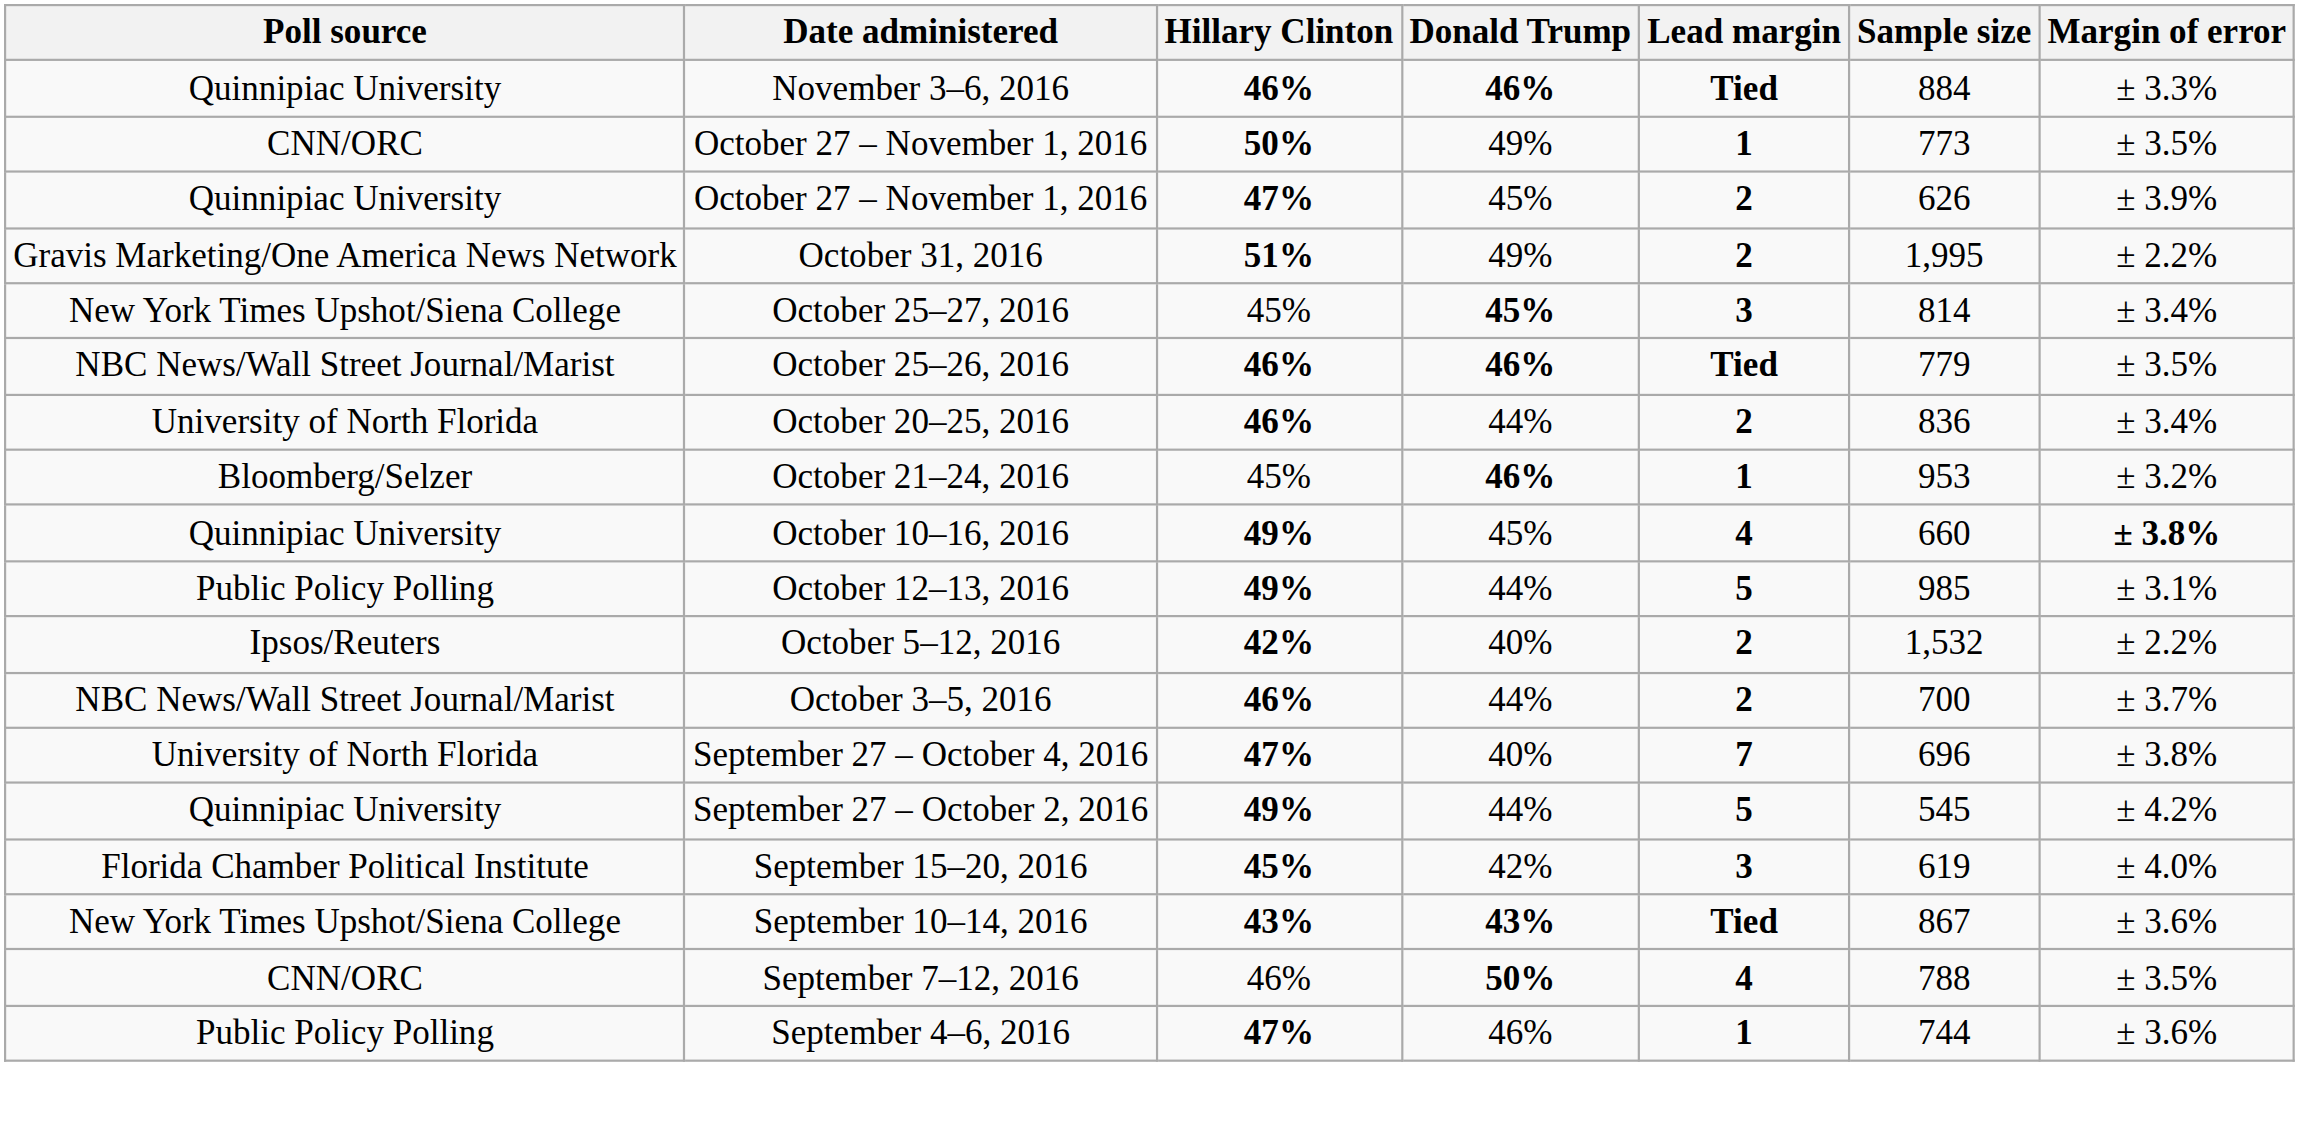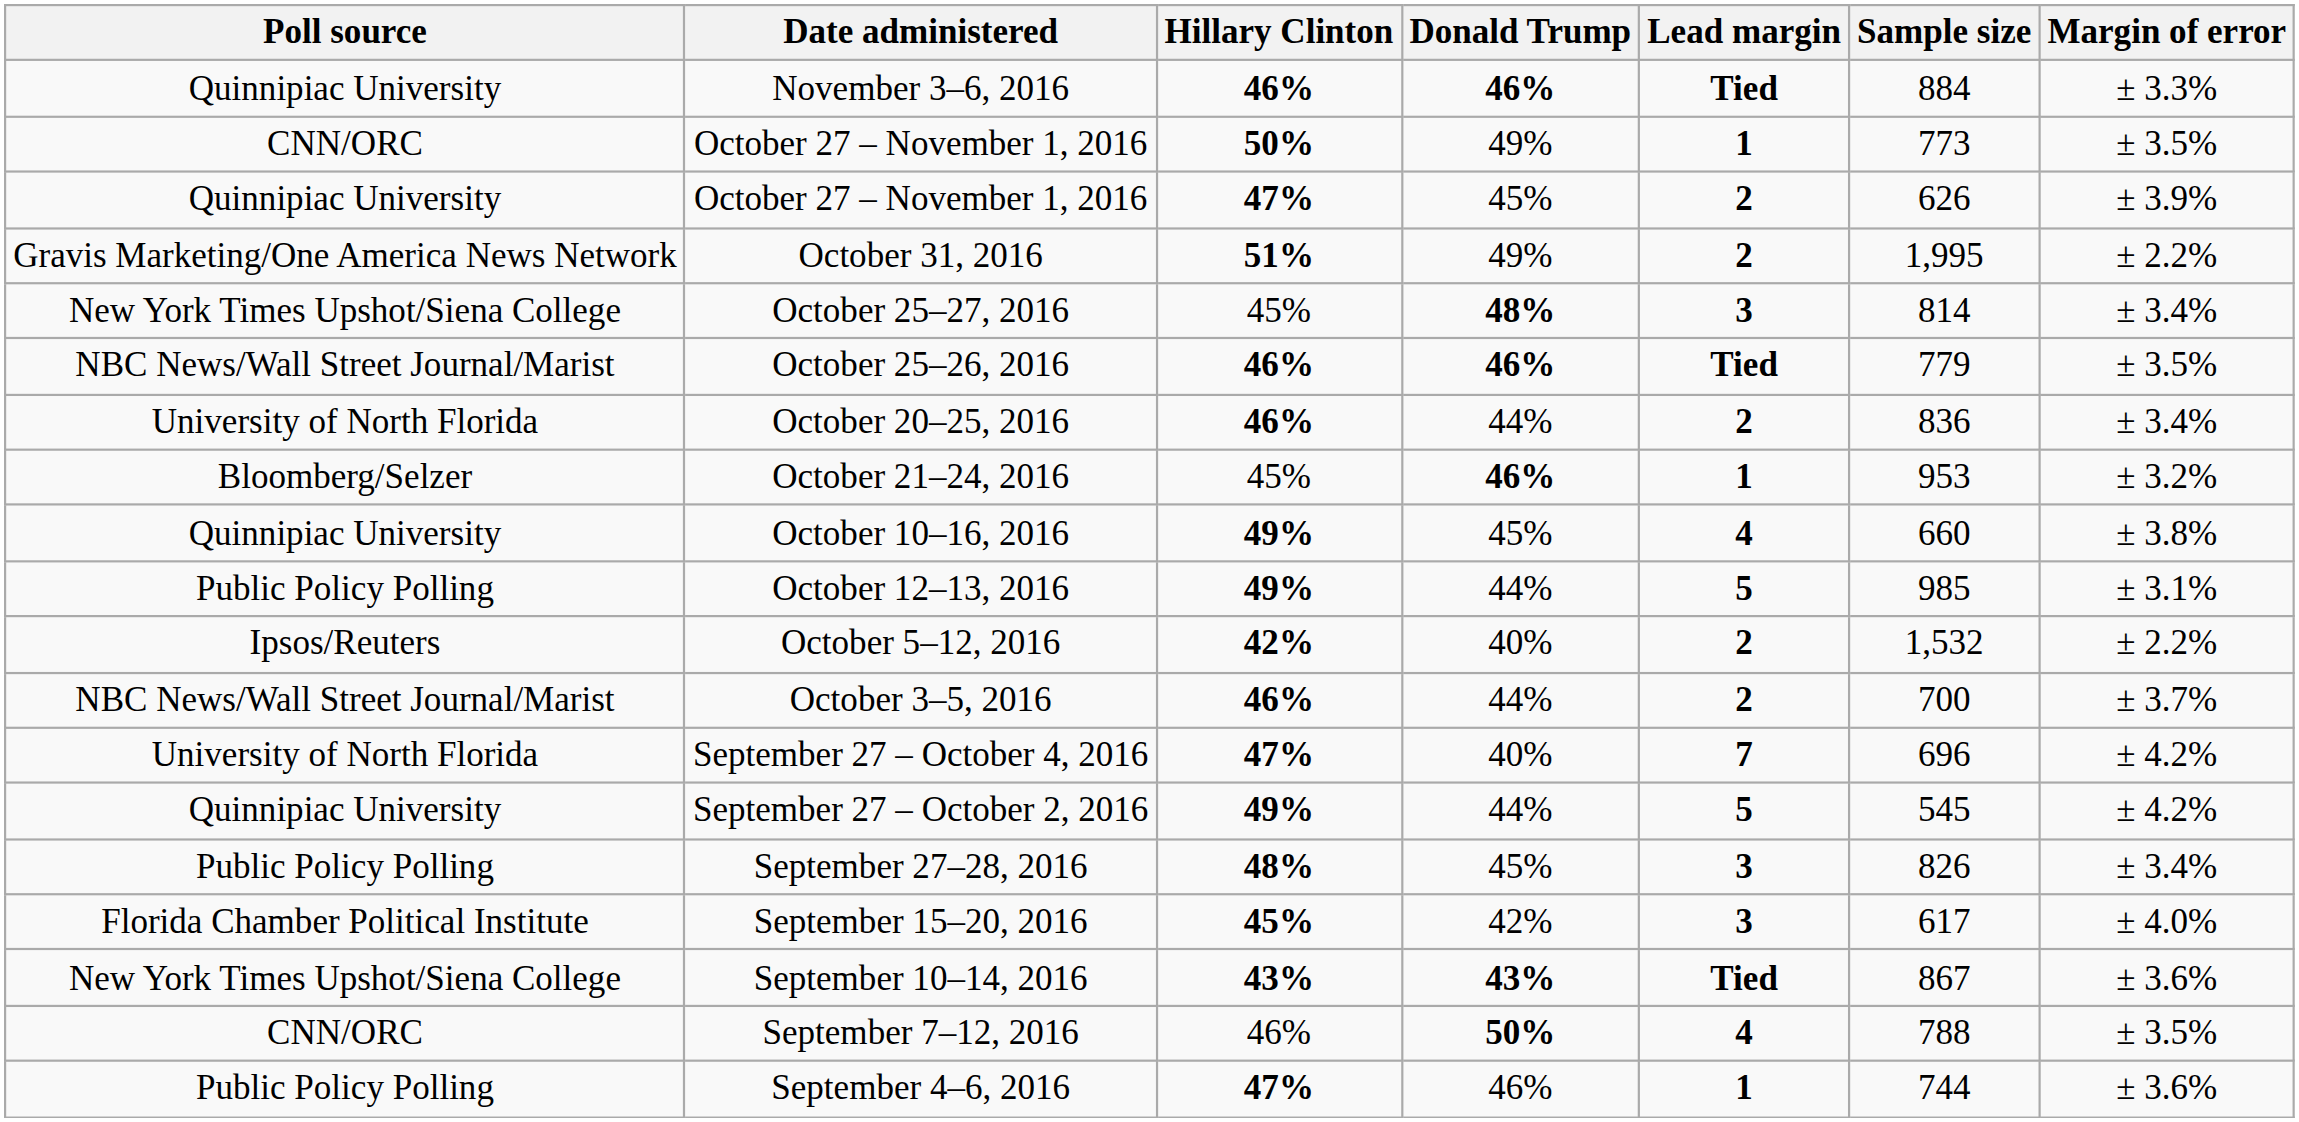(1520, 310) 45% -> (1520, 310) 48%
(2167, 532) bold -> (2167, 532) normal
(2167, 754) ± 3.8% -> (2167, 754) ± 4.2%
+ row: (345, 865)
(1944, 865) 619 -> (1944, 921) 617
